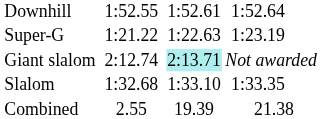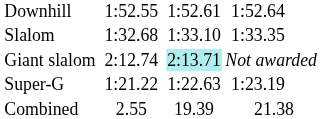rows swapped: (34, 35) <-> (29, 84)
